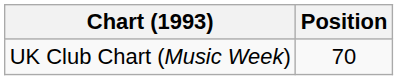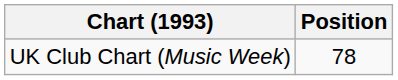(344, 56) 70 -> (344, 56) 78
